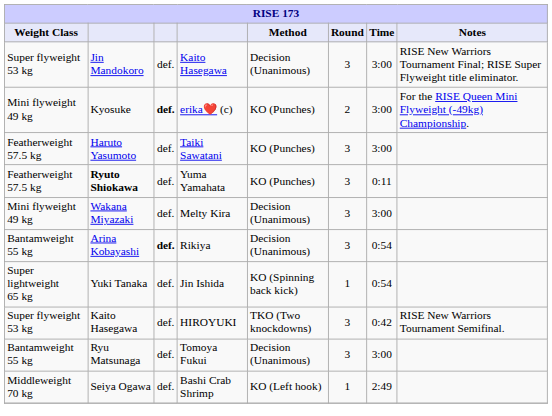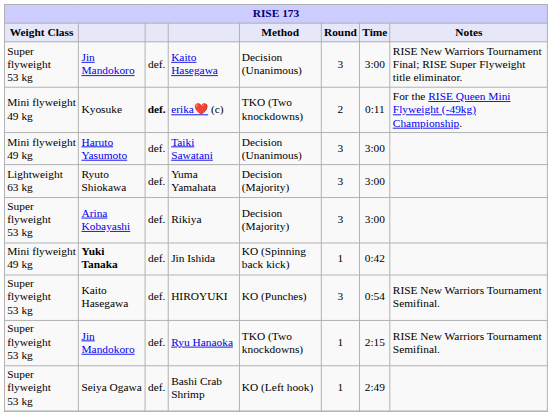(282, 110) KO (Punches) -> (272, 110) TKO (Two knockdowns)
(382, 110) 3:00 -> (375, 110) 0:11
(40, 148) Featherweight 57.5 kg -> (41, 148) Mini flyweight 49 kg
(282, 148) KO (Punches) -> (272, 148) Decision (Unanimous)
(40, 180) Featherweight 57.5 kg -> (35, 180) Lightweight 63 kg
(114, 180) bold -> (104, 180) normal
(282, 180) KO (Punches) -> (266, 180) Decision (Majority)
(382, 180) 0:11 -> (375, 180) 3:00
- row: (205, 213)
(40, 245) Bantamweight 55 kg -> (29, 219) Super flyweight 53 kg
(166, 245) bold -> (157, 219) normal
(280, 245) Decision (Unanimous) -> (266, 219) Decision (Majority)
(382, 245) 0:54 -> (375, 219) 3:00
(33, 284) Super lightweight 65 kg -> (41, 258) Mini flyweight 49 kg
(119, 284) normal -> (100, 258) bold
(382, 284) 0:54 -> (375, 258) 0:42
(281, 322) TKO (Two knockdowns) -> (274, 297) KO (Punches)
(382, 322) 0:42 -> (375, 297) 0:54
+ row: (202, 342)
- row: (199, 354)
(39, 387) Middleweight 70 kg -> (29, 388) Super flyweight 53 kg
